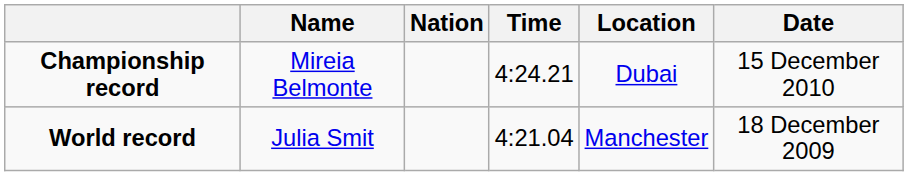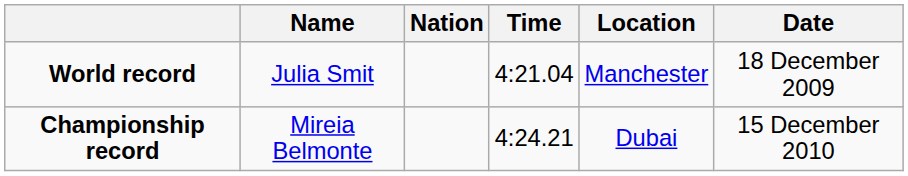rows swapped: (123, 138) <-> (123, 74)
